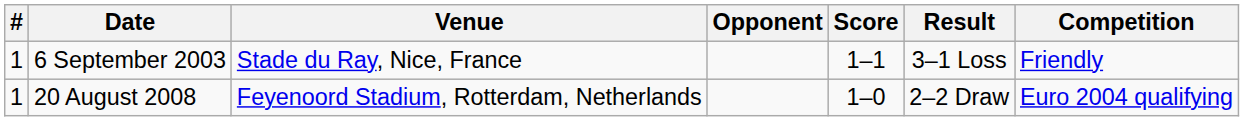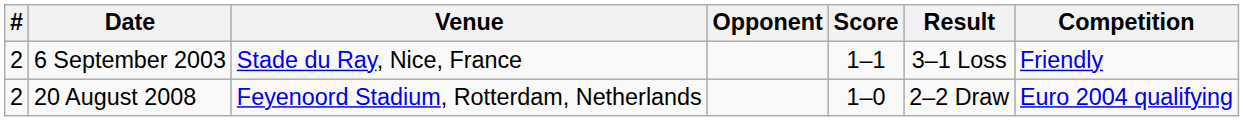(17, 60) 1 -> (17, 60) 2
(17, 97) 1 -> (17, 97) 2
